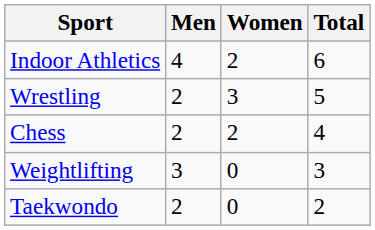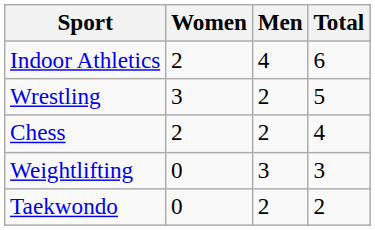columns swapped: (193, 22) <-> (265, 22)
